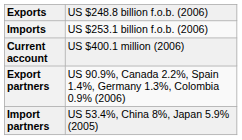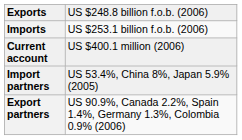rows swapped: (28, 80) <-> (28, 120)
